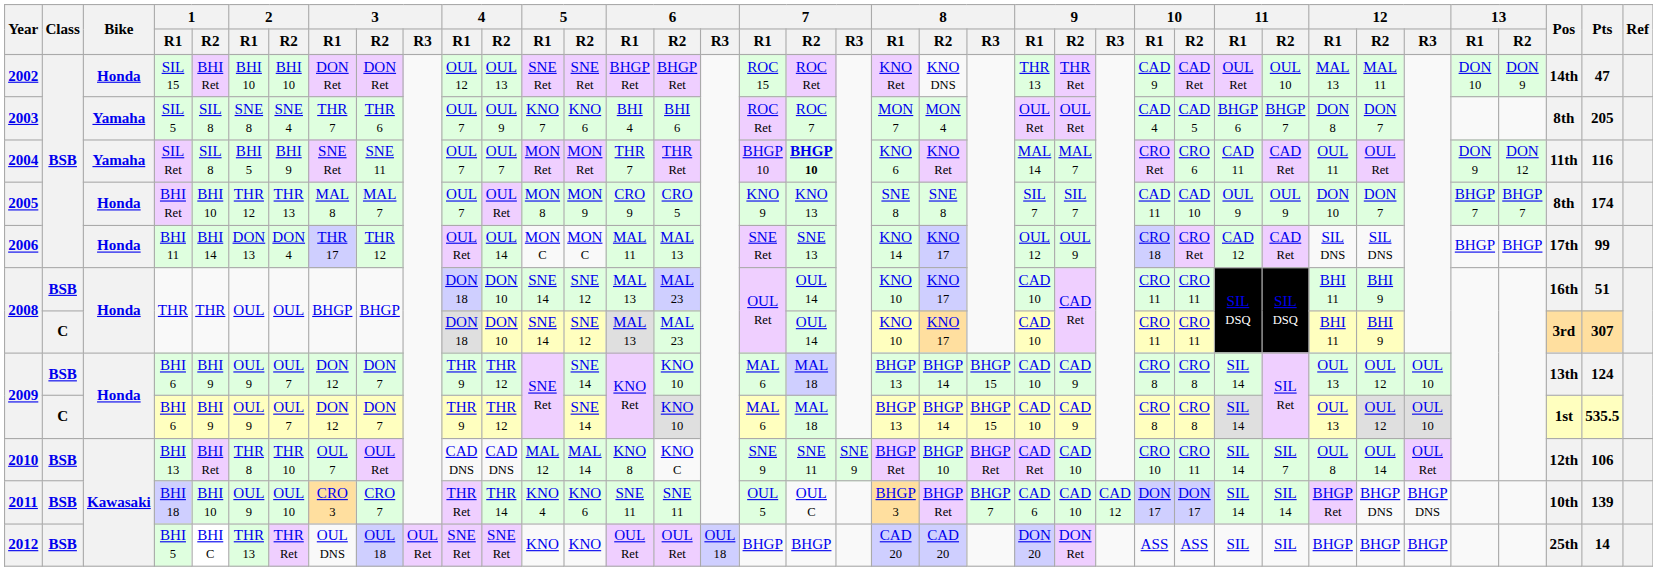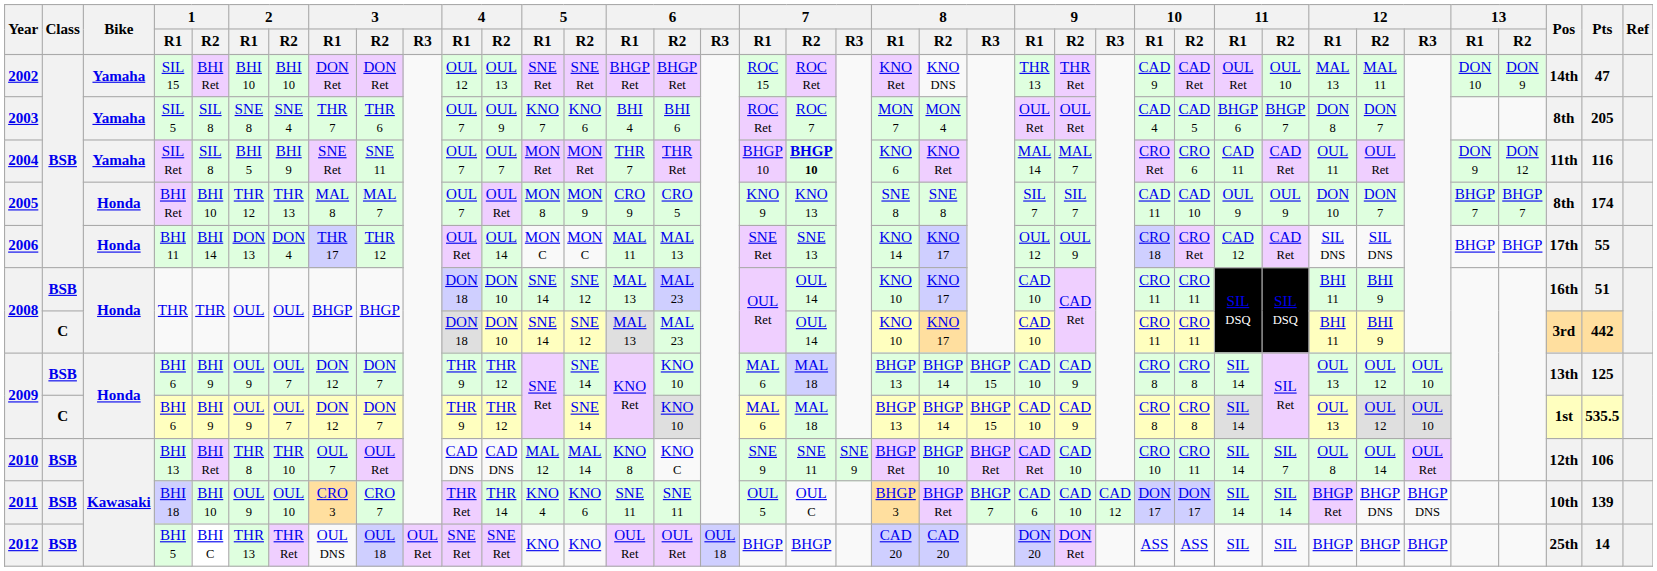(119, 75) Honda -> (119, 75) Yamaha
(1602, 245) 99 -> (1602, 245) 55
(1602, 331) 307 -> (1602, 331) 442
(1602, 373) 124 -> (1602, 373) 125
